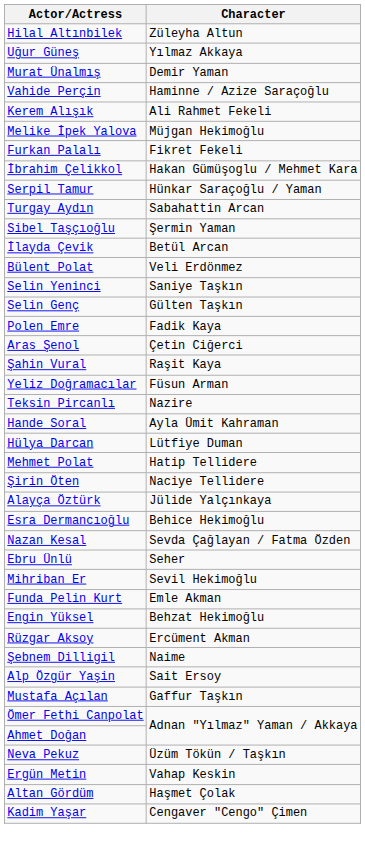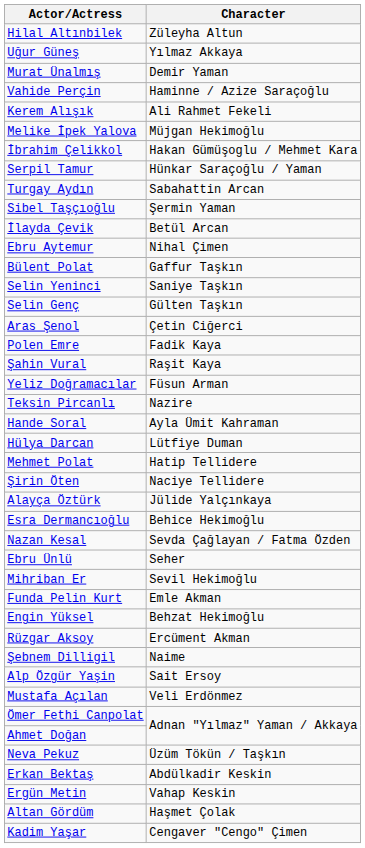- row: (54, 151)
+ row: (50, 248)
(196, 268) Veli Erdönmez -> (196, 268) Gaffur Taşkın
rows swapped: (43, 346) <-> (43, 326)
(196, 696) Gaffur Taşkın -> (196, 696) Veli Erdönmez
+ row: (50, 774)
